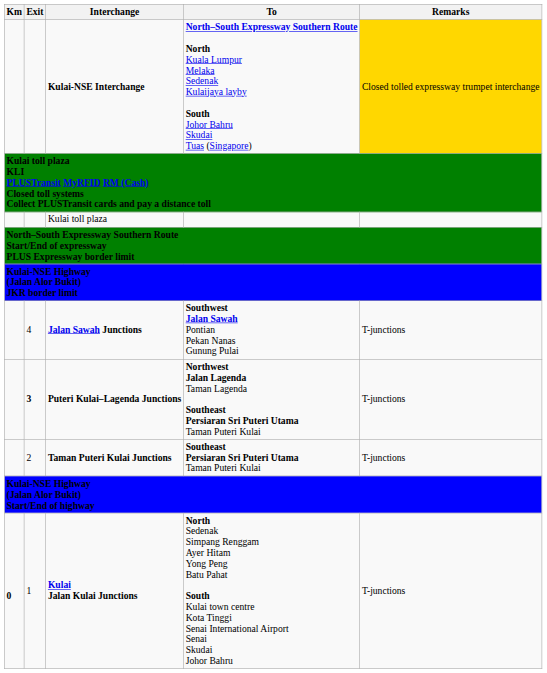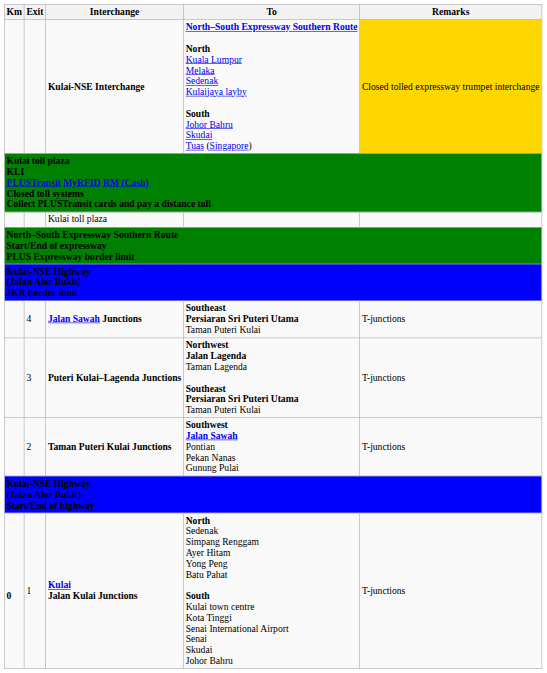(212, 330) Southwest Jalan Sawah Pontian Pekan Nanas Gunung Pulai -> (242, 319) Southeast Persiaran Sri Puteri Utama Taman Puteri Kulai
(29, 399) bold -> (29, 377) normal
(242, 457) Southeast Persiaran Sri Puteri Utama Taman Puteri Kulai -> (212, 447) Southwest Jalan Sawah Pontian Pekan Nanas Gunung Pulai
